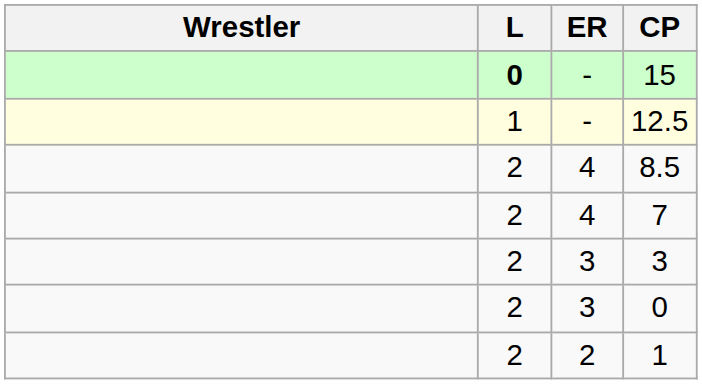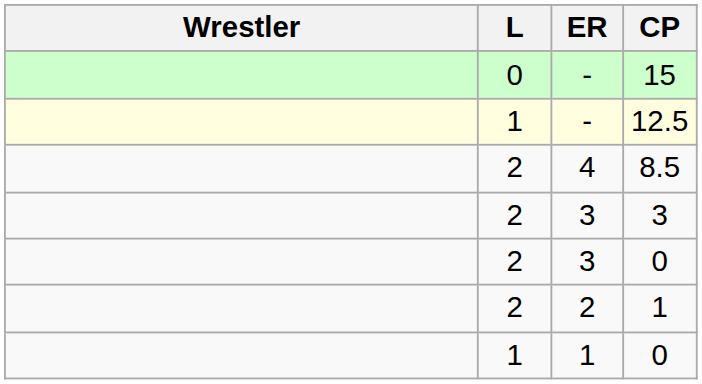(515, 74) bold -> (515, 74) normal
- row: (587, 214)
+ row: (587, 354)
